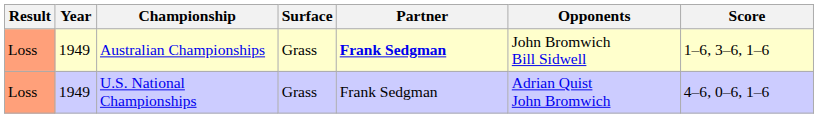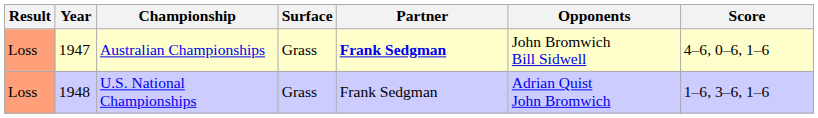(74, 50) 1949 -> (74, 50) 1947
(727, 50) 1–6, 3–6, 1–6 -> (727, 50) 4–6, 0–6, 1–6
(74, 92) 1949 -> (74, 92) 1948
(727, 92) 4–6, 0–6, 1–6 -> (727, 92) 1–6, 3–6, 1–6
